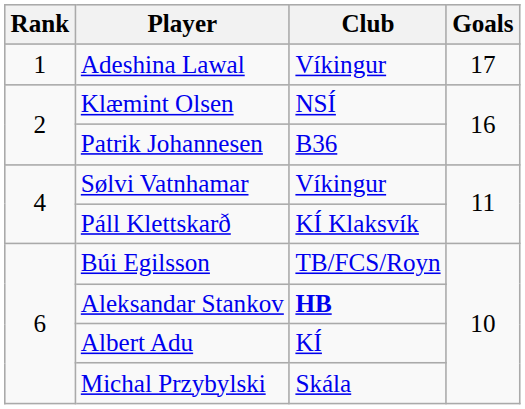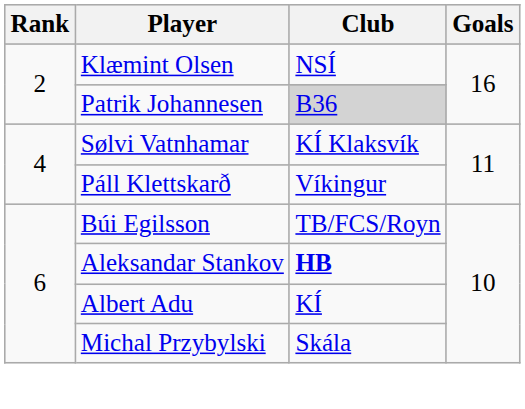- row: (163, 64)
(316, 143) no background -> (316, 104) lightgrey background
(341, 183) Víkingur -> (357, 143) KÍ Klaksvík
(357, 223) KÍ Klaksvík -> (341, 183) Víkingur
